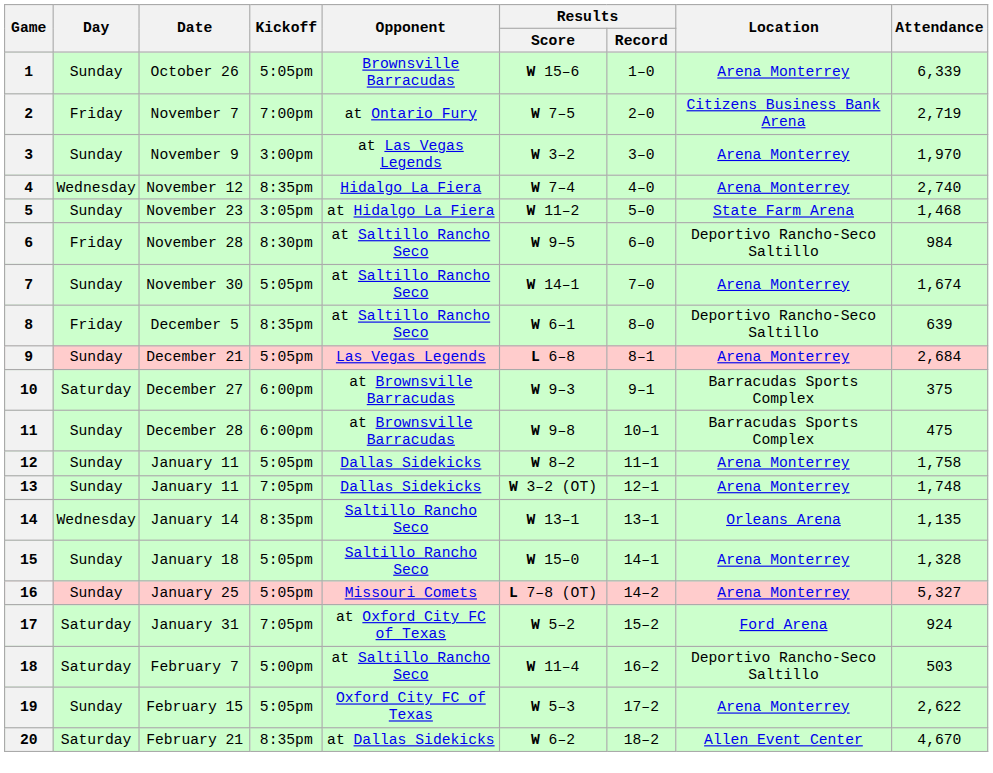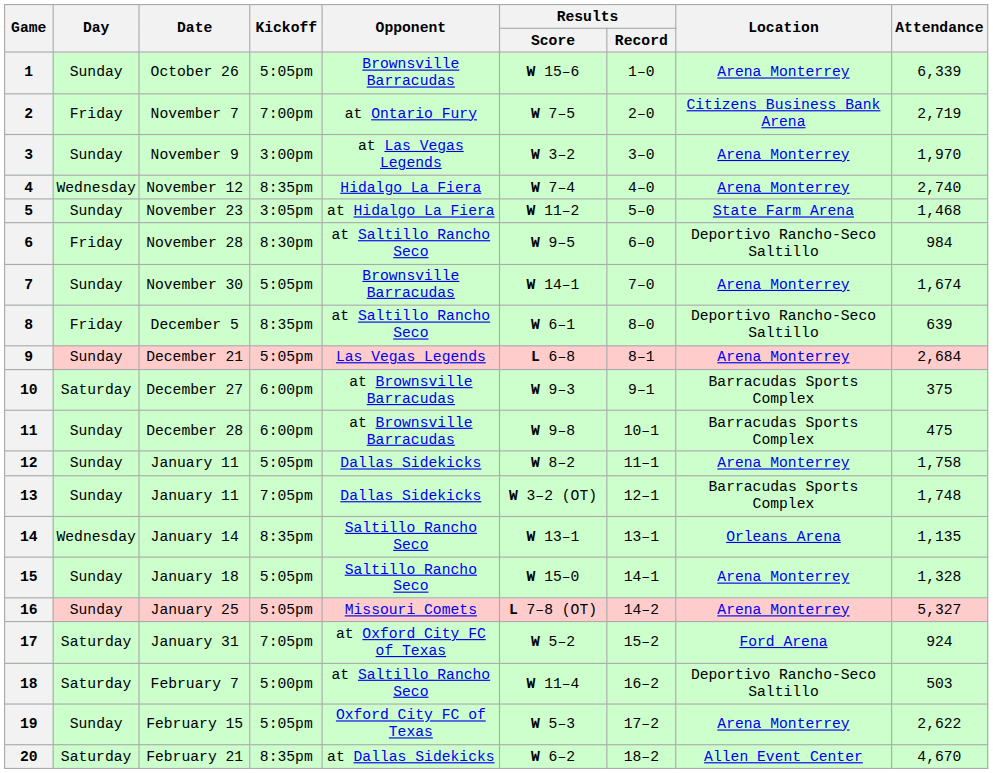(411, 284) at Saltillo Rancho Seco -> (411, 284) Brownsville Barracudas
(783, 487) Arena Monterrey -> (783, 496) Barracudas Sports Complex
